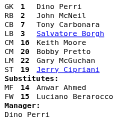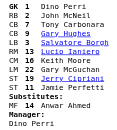(9, 6) normal -> (14, 6) bold
+ row: (27, 33)
+ row: (30, 51)
- row: (25, 51)
+ row: (30, 87)
- row: (25, 96)
